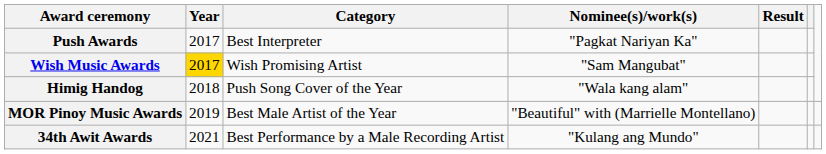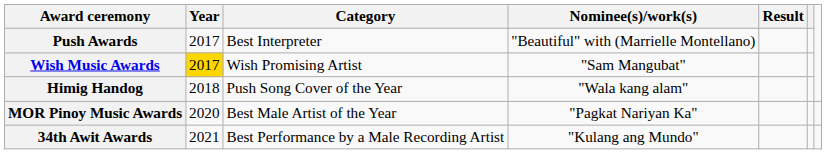(633, 40) "Pagkat Nariyan Ka" -> (633, 40) "Beautiful" with (Marrielle Montellano)
(204, 112) 2019 -> (204, 112) 2020
(633, 112) "Beautiful" with (Marrielle Montellano) -> (633, 112) "Pagkat Nariyan Ka"
